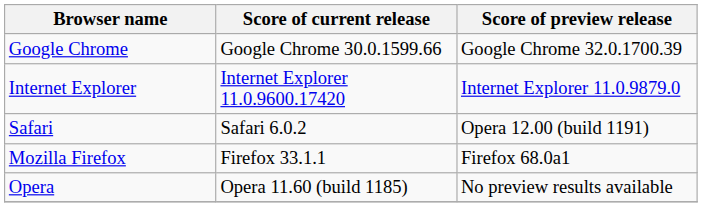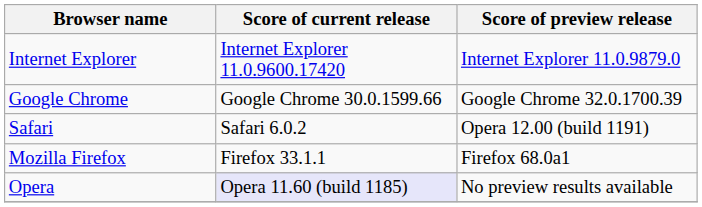rows swapped: (73, 88) <-> (68, 48)
(314, 187) no background -> (314, 187) lavender background
